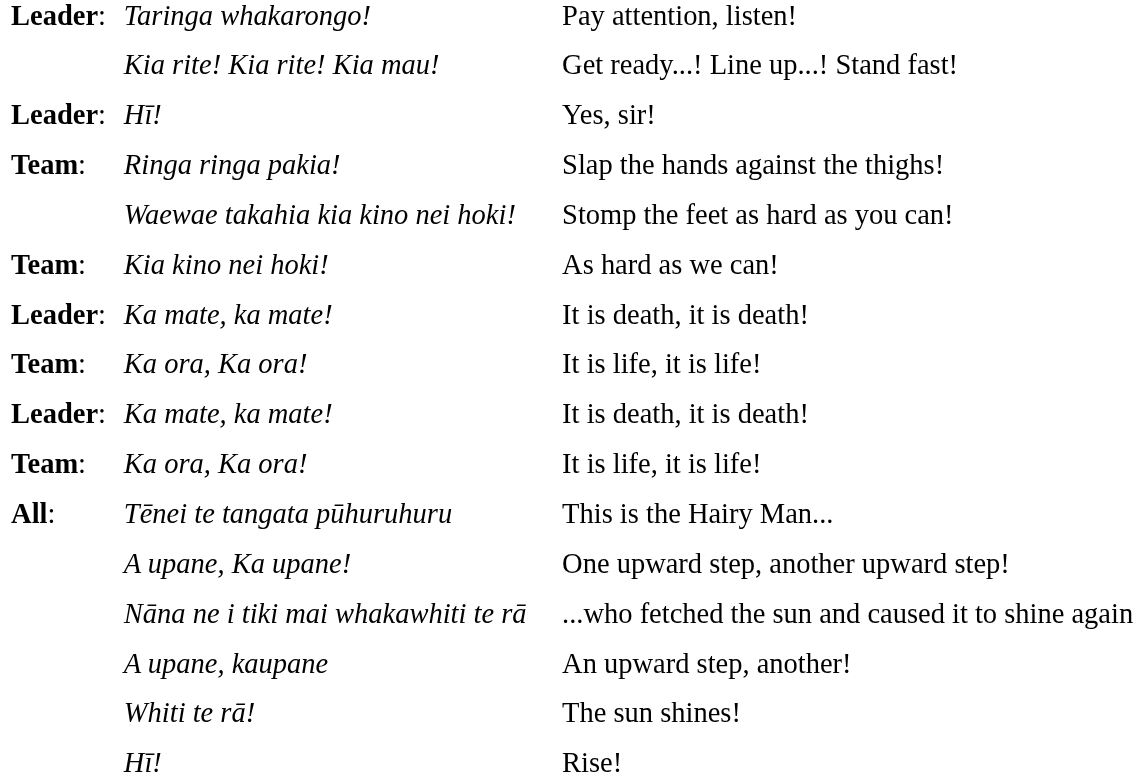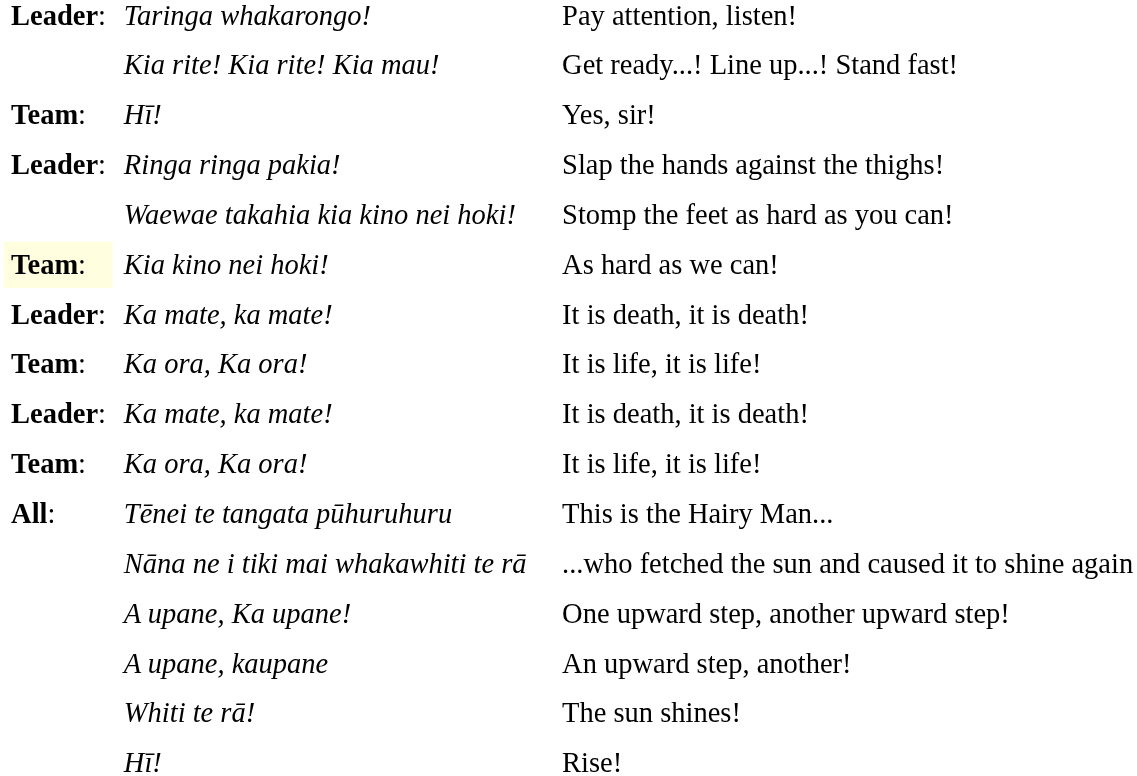(59, 114) Leader: -> (49, 114) Team:
(49, 164) Team: -> (59, 164) Leader:
(49, 264) no background -> (49, 264) lightyellow background
rows swapped: (325, 613) <-> (237, 563)
